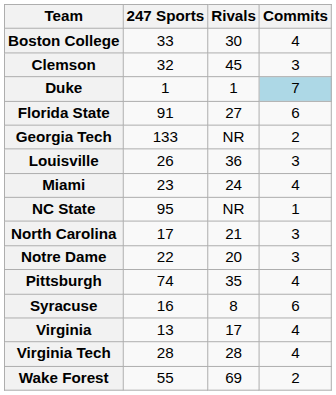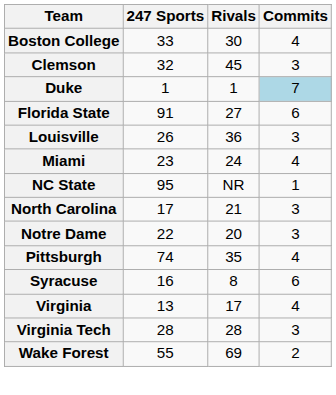- row: (64, 137)
(295, 354) 4 -> (295, 329) 3
